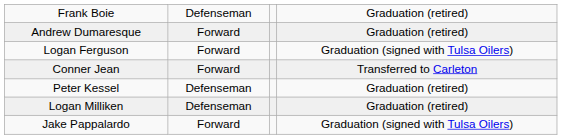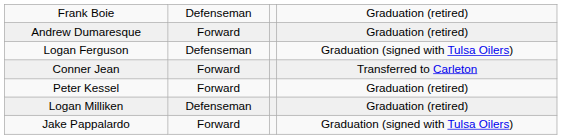(218, 50) Forward -> (218, 50) Defenseman
(218, 87) Defenseman -> (218, 87) Forward
